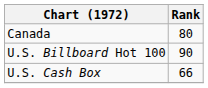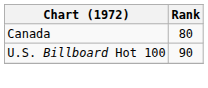- row: (54, 73)
